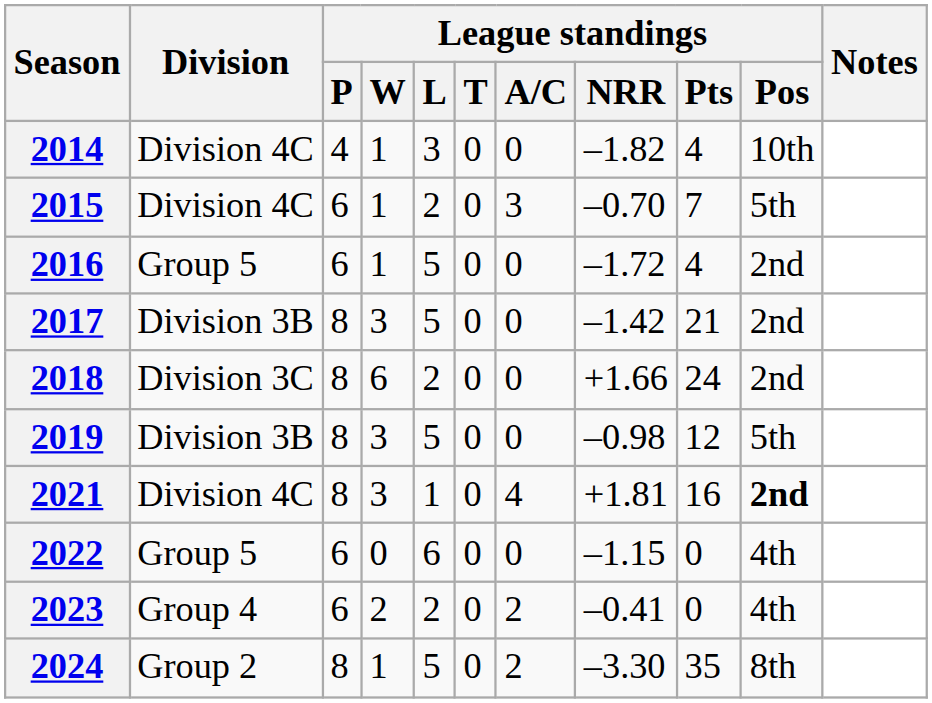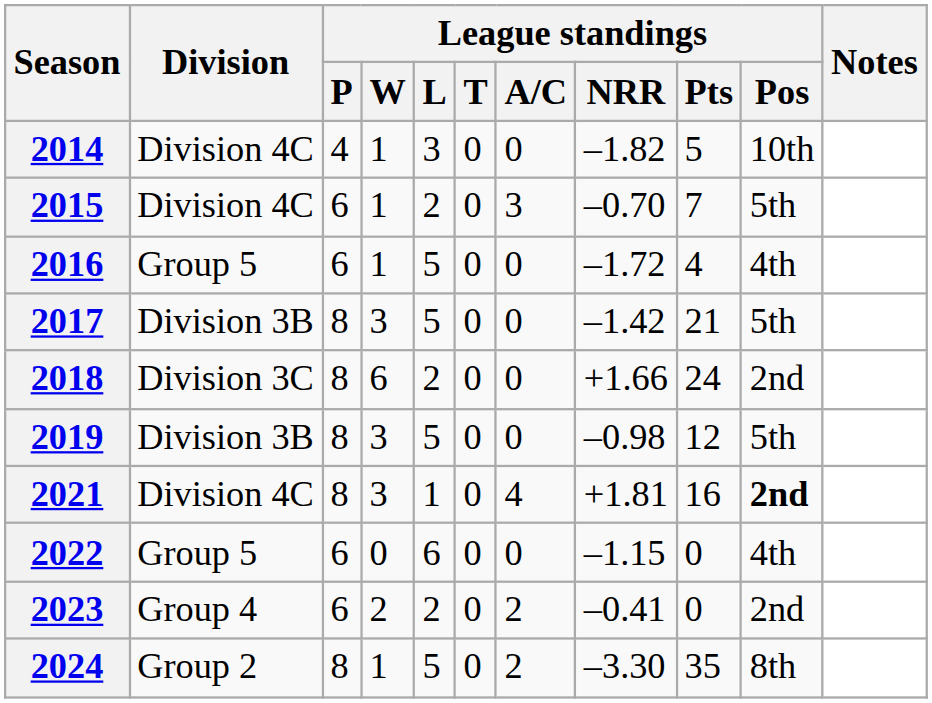(694, 148) 4 -> (694, 148) 5
(777, 263) 2nd -> (773, 263) 4th
(777, 321) 2nd -> (773, 321) 5th
(773, 609) 4th -> (777, 609) 2nd
